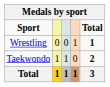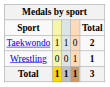rows swapped: (28, 59) <-> (28, 43)
